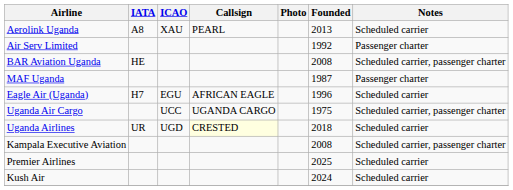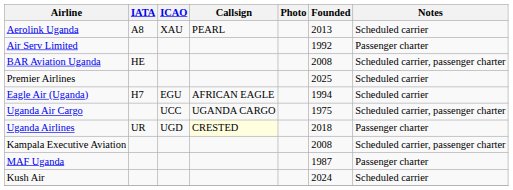rows swapped: (35, 78) <-> (41, 161)
(322, 95) 1996 -> (322, 95) 1994
(392, 128) Scheduled carrier -> (392, 128) Passenger charter
